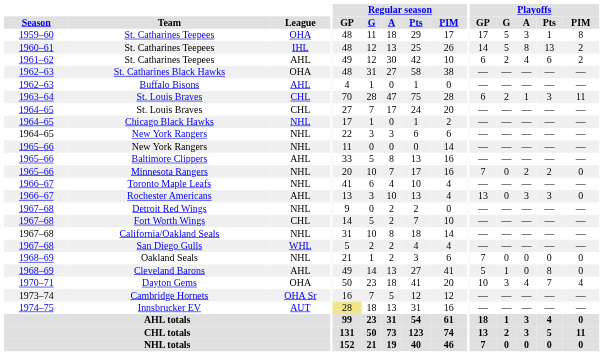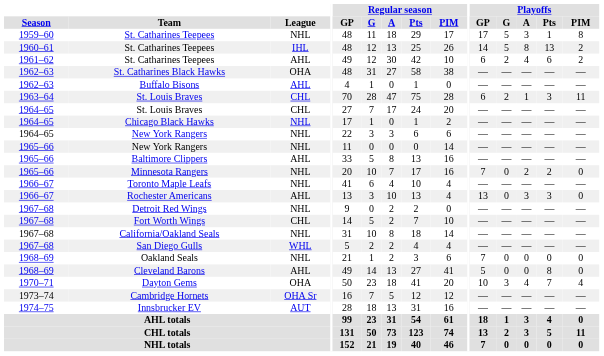(300, 35) OHA -> (300, 35) NHL
(506, 270) 1 -> (506, 270) 0
(347, 307) khaki background -> (347, 307) no background
